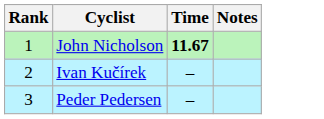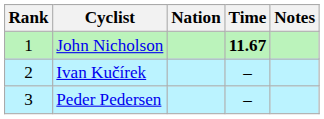+ column: (196, 18)
